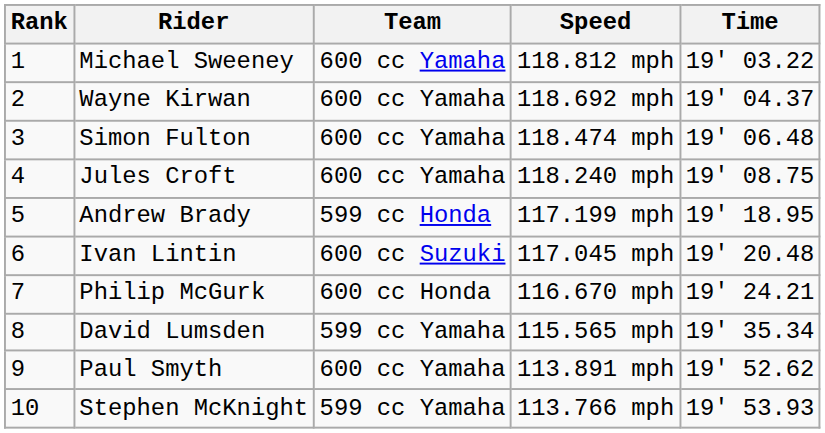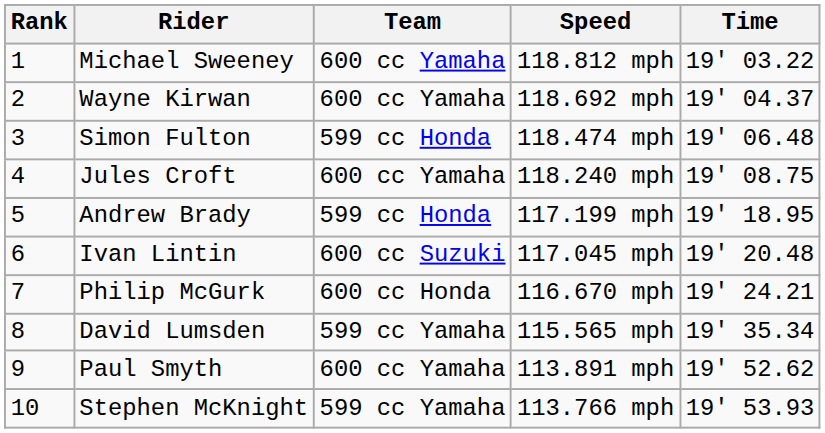(413, 140) 600 cc Yamaha -> (405, 140) 599 cc Honda
